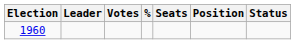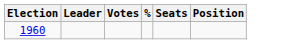- column: (268, 13)
